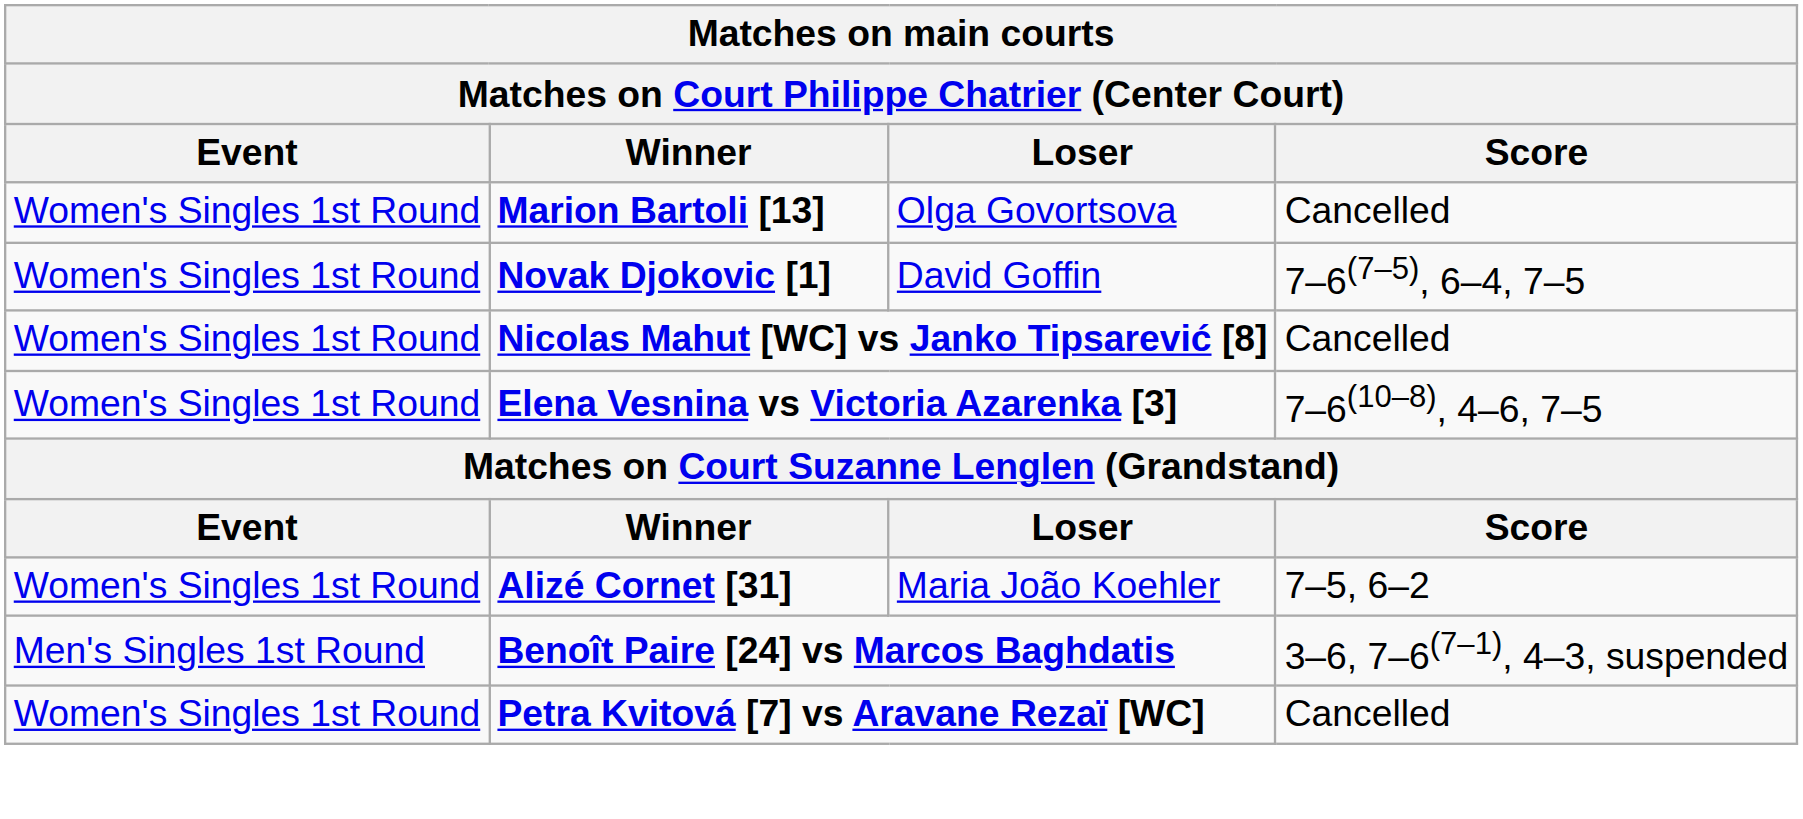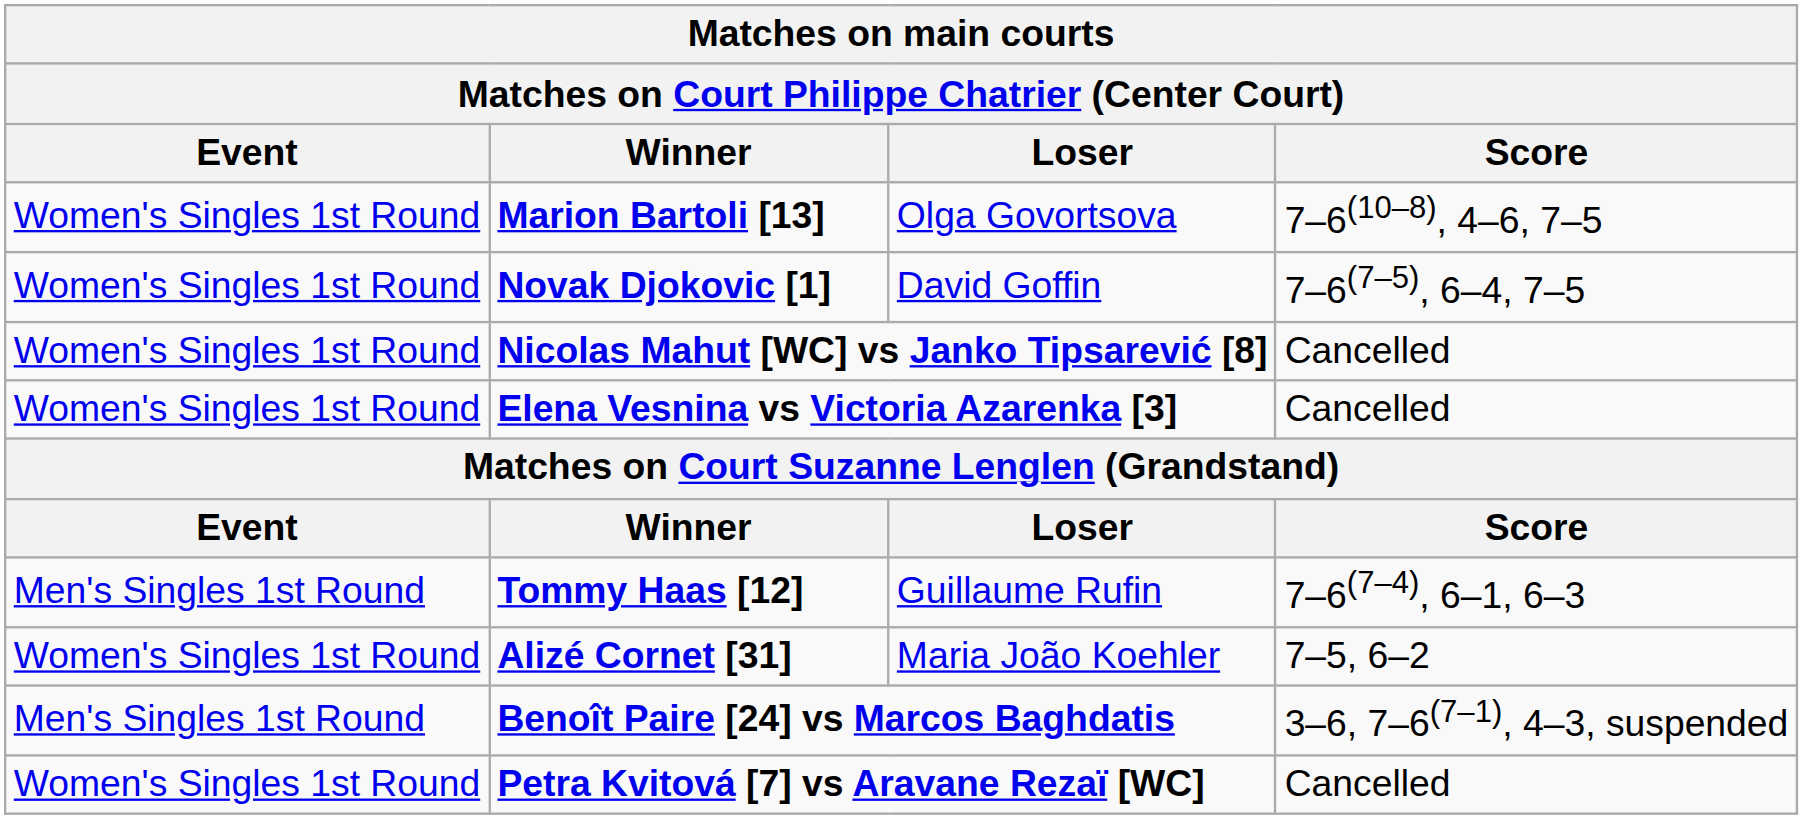(1368, 211) Cancelled -> (1444, 216) 7–6(10–8), 4–6, 7–5
(1444, 403) 7–6(10–8), 4–6, 7–5 -> (1368, 408) Cancelled
+ row: (650, 591)
